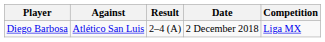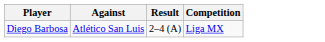- column: (222, 12)
